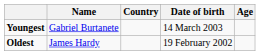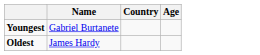- column: (198, 12)
